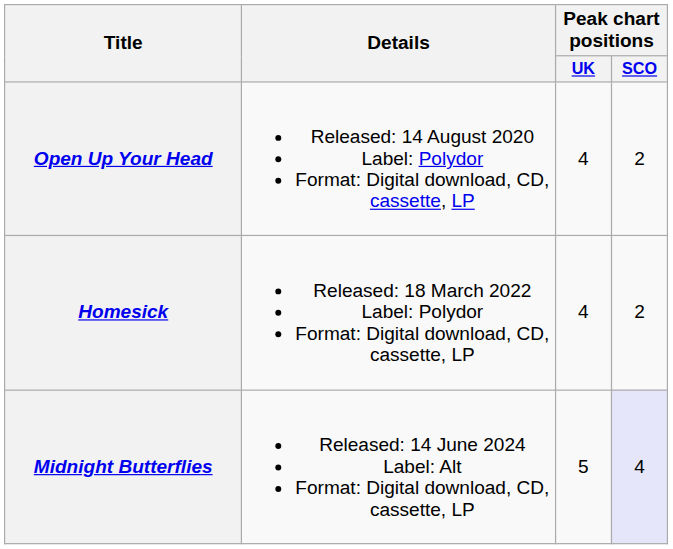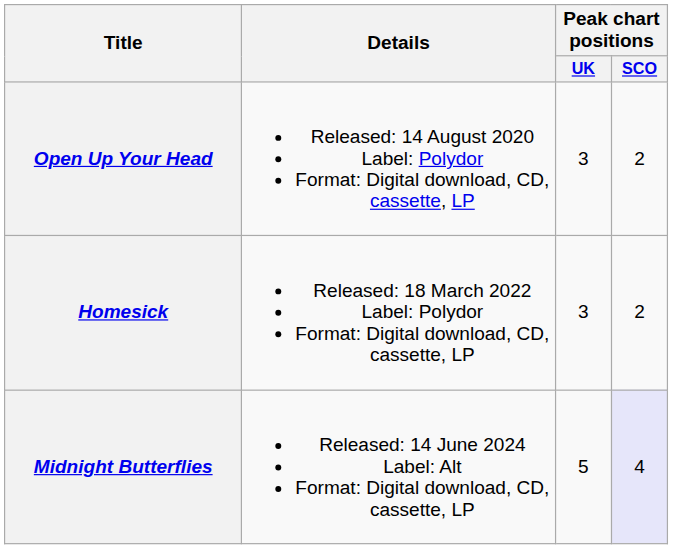(583, 158) 4 -> (583, 158) 3
(583, 312) 4 -> (583, 312) 3
